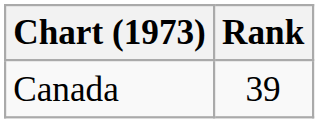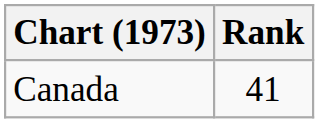(263, 88) 39 -> (263, 88) 41
